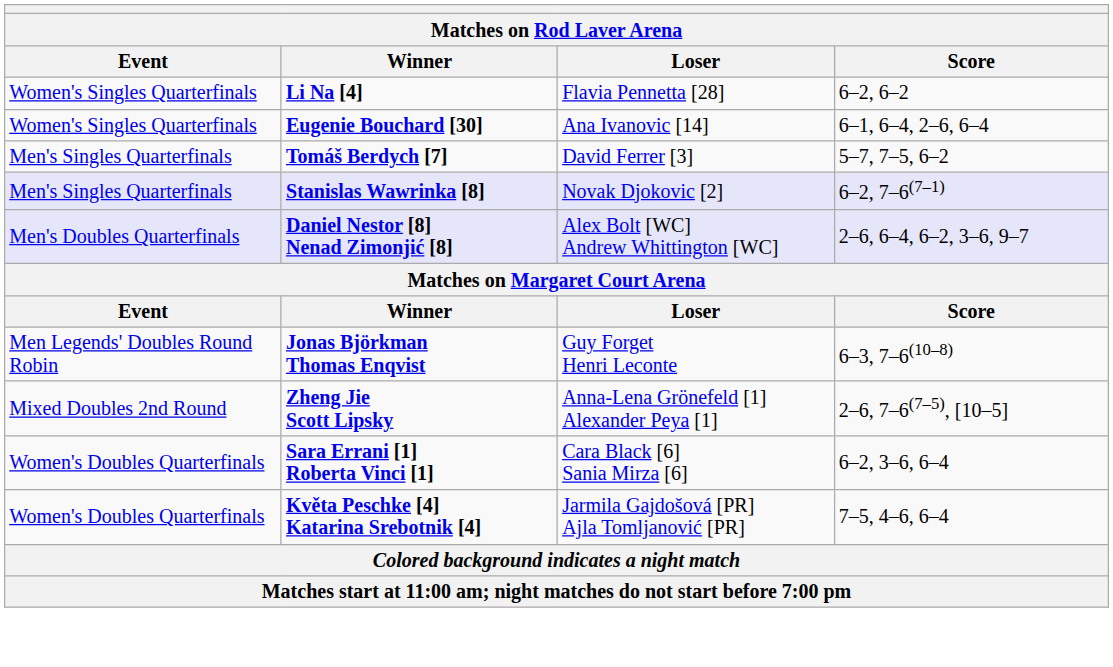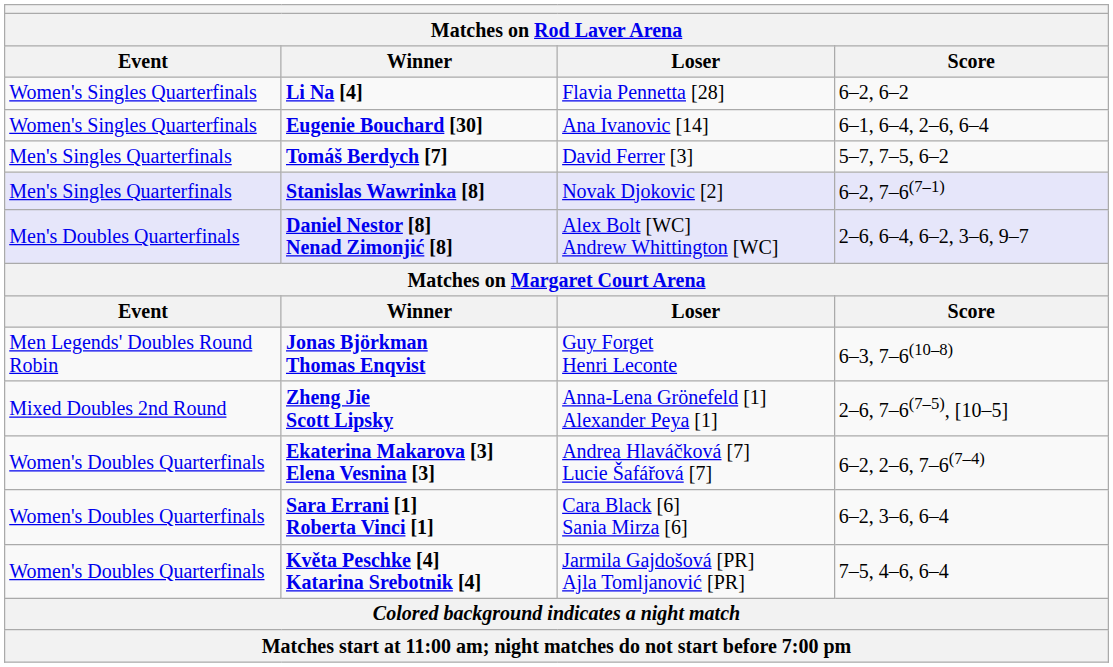+ row: (390, 462)
